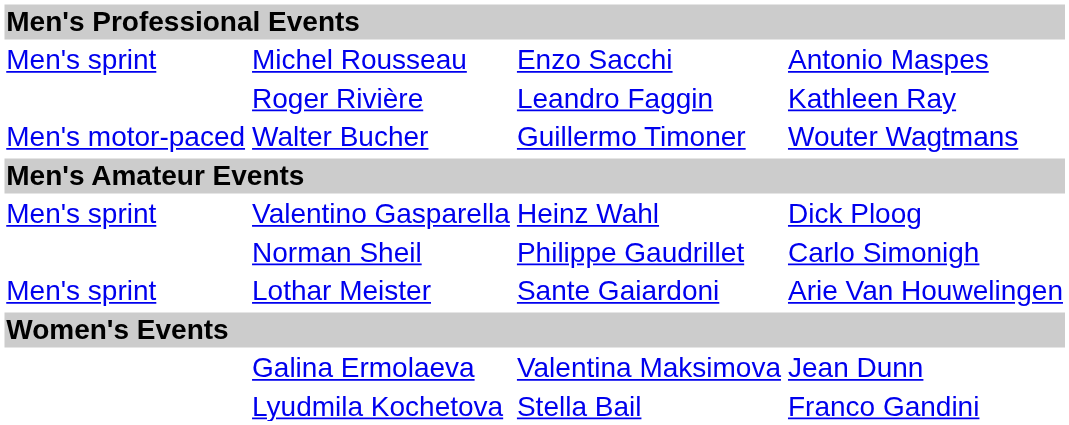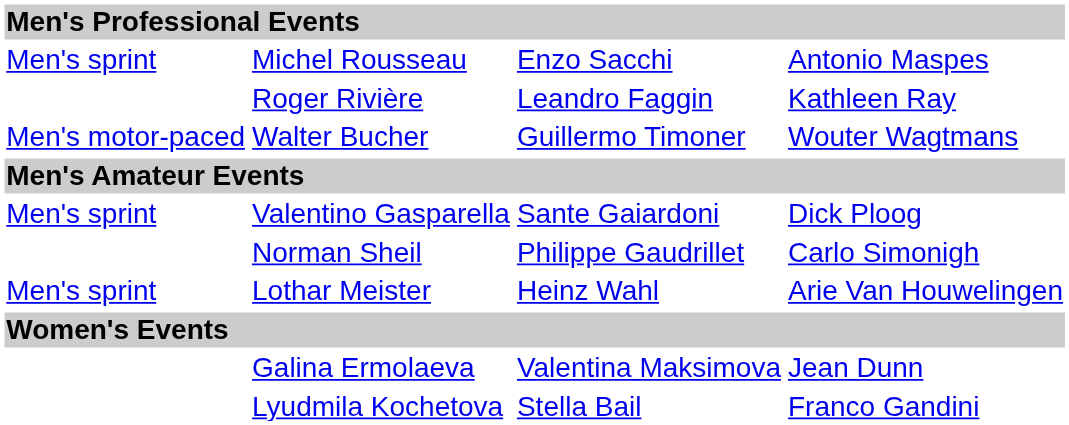(588, 214) Heinz Wahl -> (618, 214) Sante Gaiardoni
(618, 291) Sante Gaiardoni -> (588, 291) Heinz Wahl
